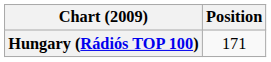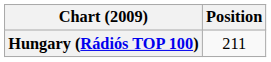(234, 43) 171 -> (234, 43) 211
